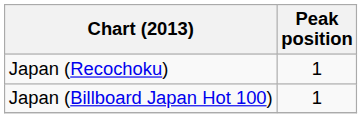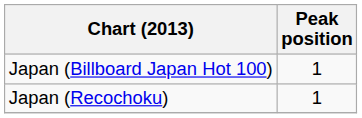rows swapped: (141, 98) <-> (89, 68)
